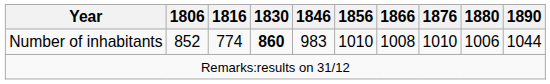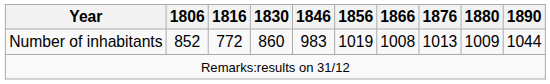(229, 41) 774 -> (229, 41) 772
(271, 41) bold -> (271, 41) normal
(356, 41) 1010 -> (356, 41) 1019
(440, 41) 1010 -> (440, 41) 1013
(482, 41) 1006 -> (482, 41) 1009
